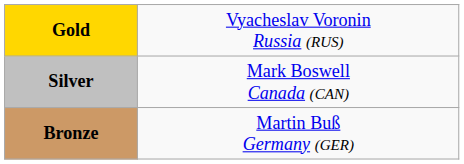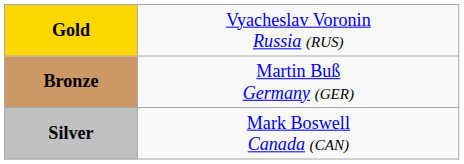rows swapped: (71, 81) <-> (71, 132)
